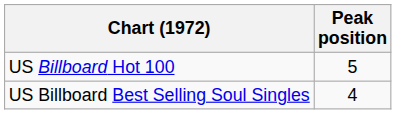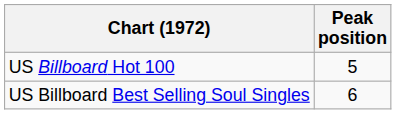(352, 94) 4 -> (352, 94) 6
